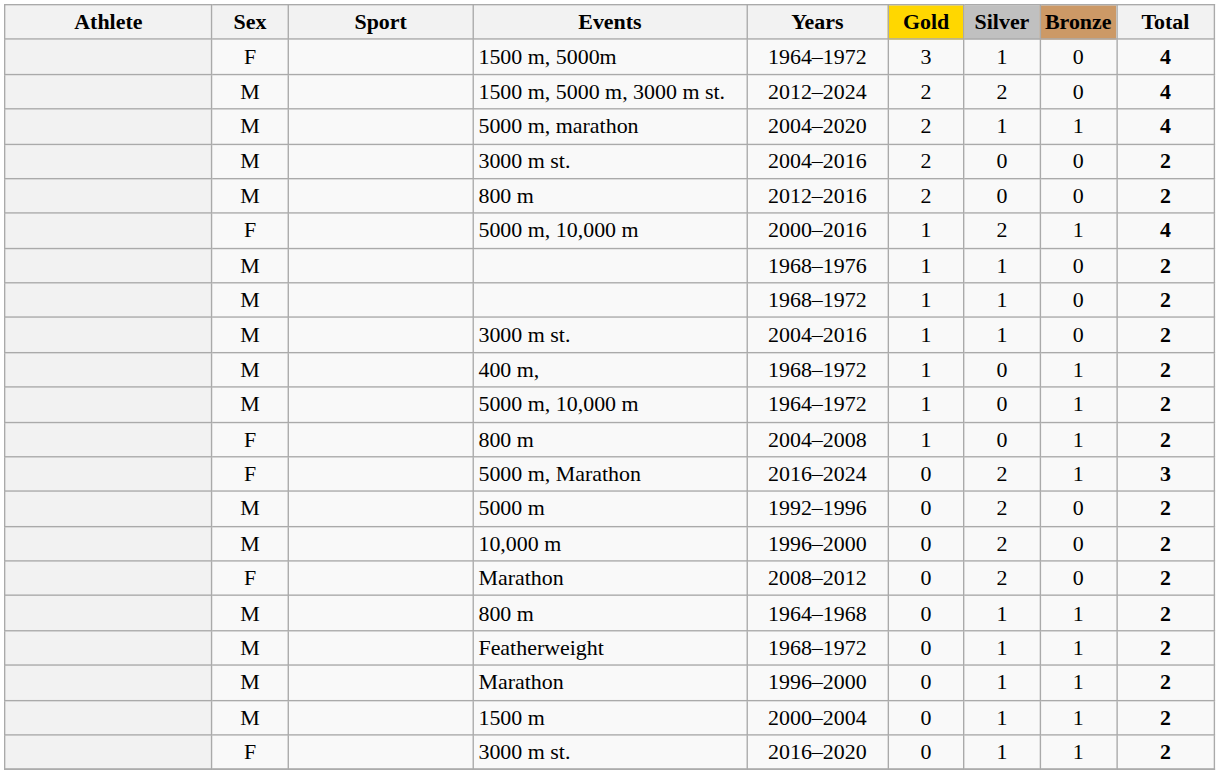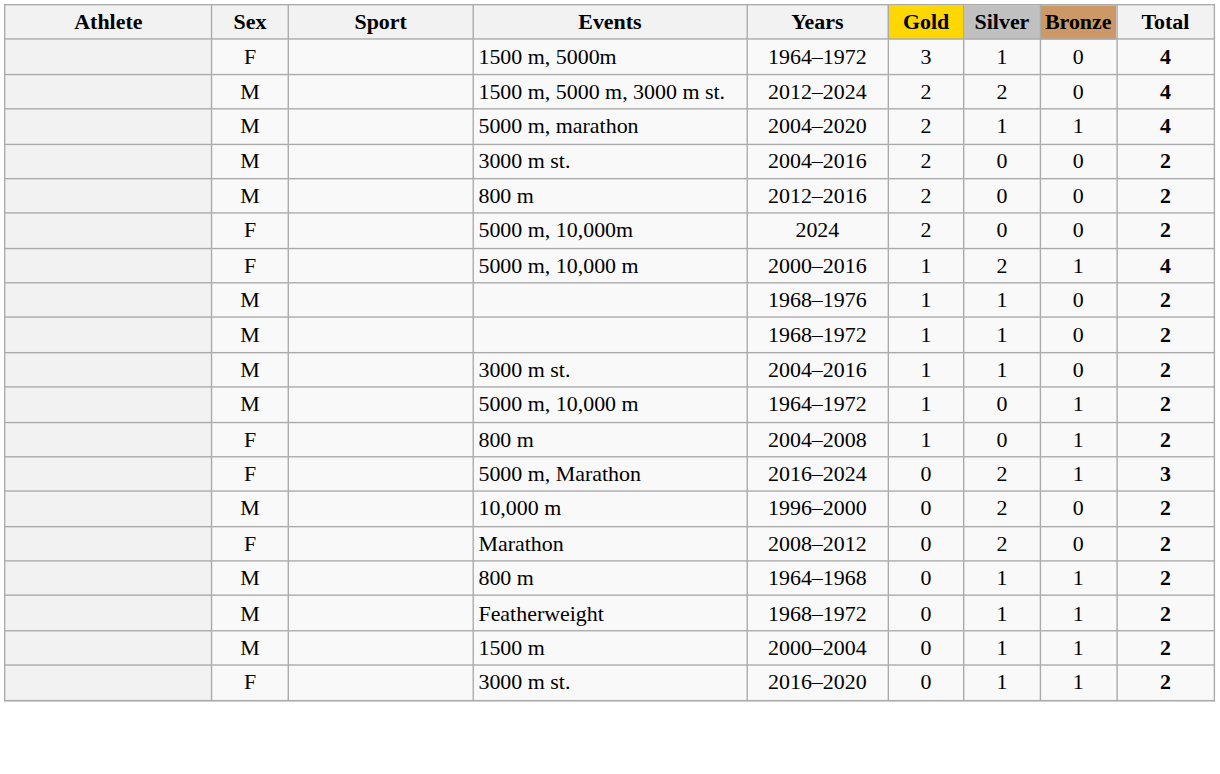+ row: (250, 230)
- row: (250, 369)
- row: (250, 508)
- row: (250, 682)
